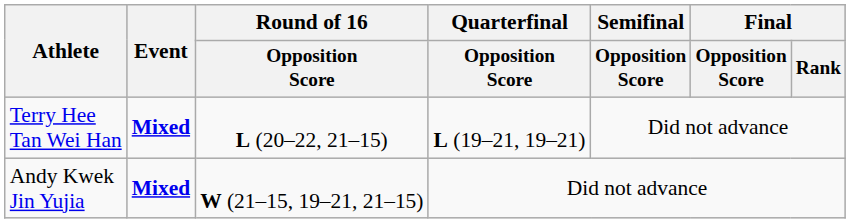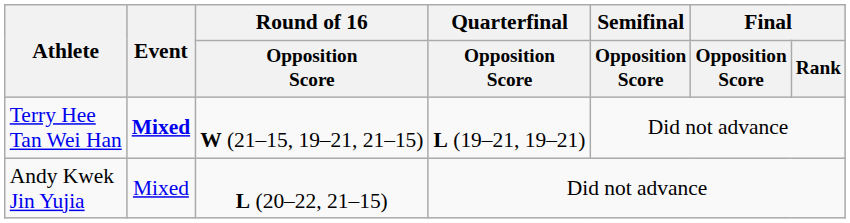(312, 140) L (20–22, 21–15) -> (312, 140) W (21–15, 19–21, 21–15)
(161, 188) bold -> (161, 188) normal
(312, 200) W (21–15, 19–21, 21–15) -> (312, 200) L (20–22, 21–15)
